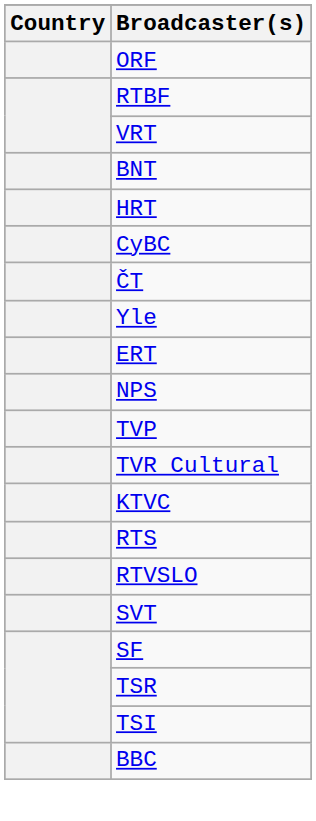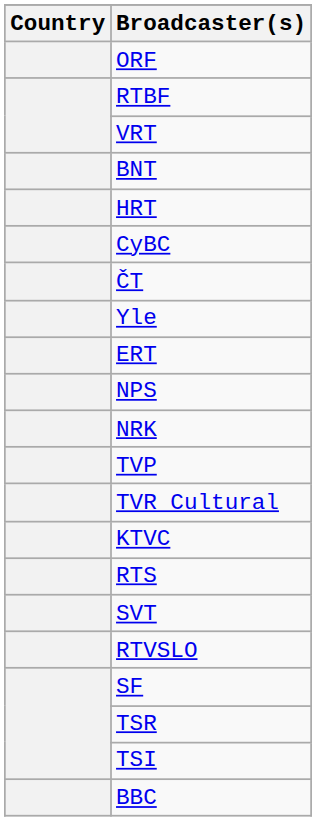+ row: (136, 429)
rows swapped: (157, 576) <-> (136, 613)
